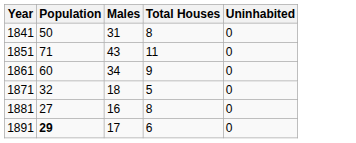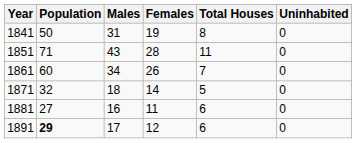+ column: (170, 14)
(149, 71) 9 -> (203, 71) 7
(149, 109) 8 -> (203, 109) 6
